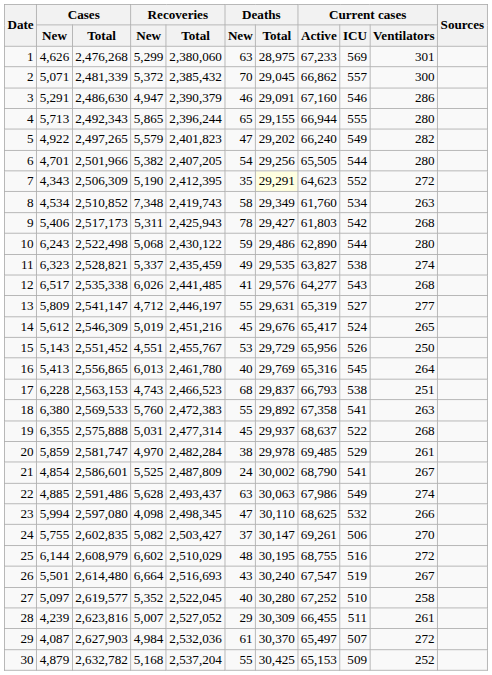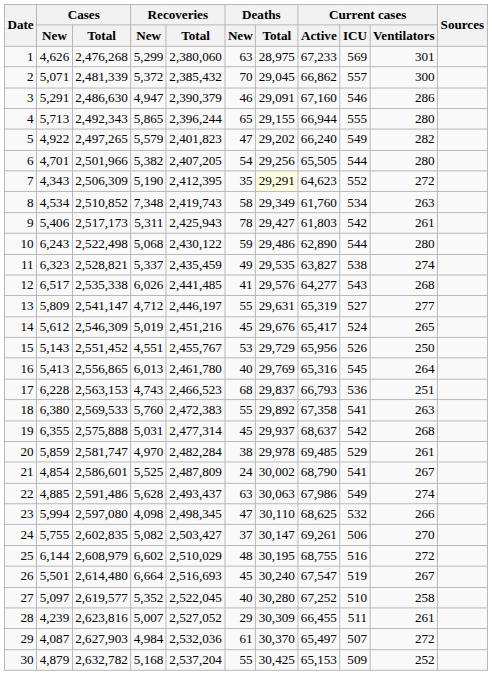(425, 222) 268 -> (425, 222) 261
(357, 389) 538 -> (357, 389) 536
(357, 431) 522 -> (357, 431) 542
(246, 576) 43 -> (246, 576) 45
